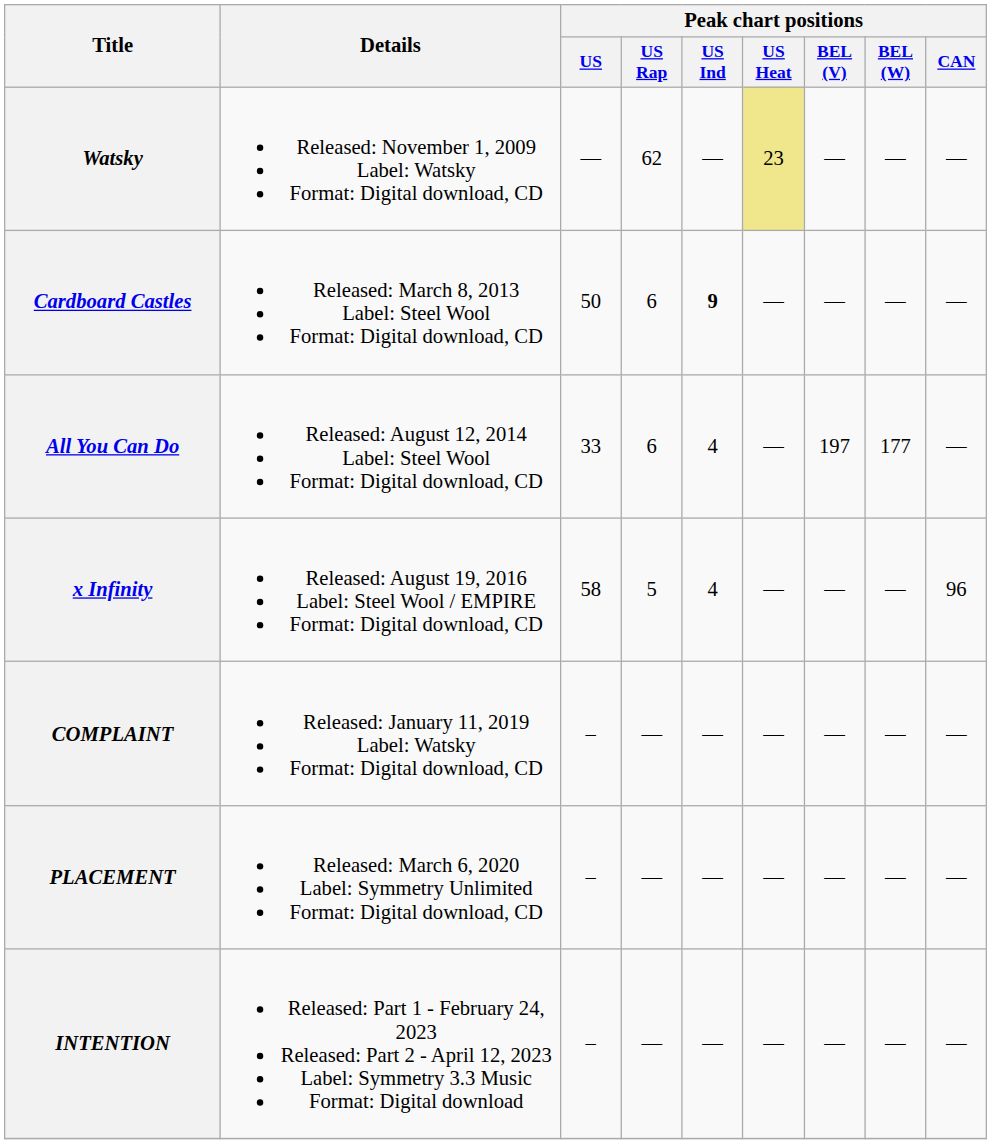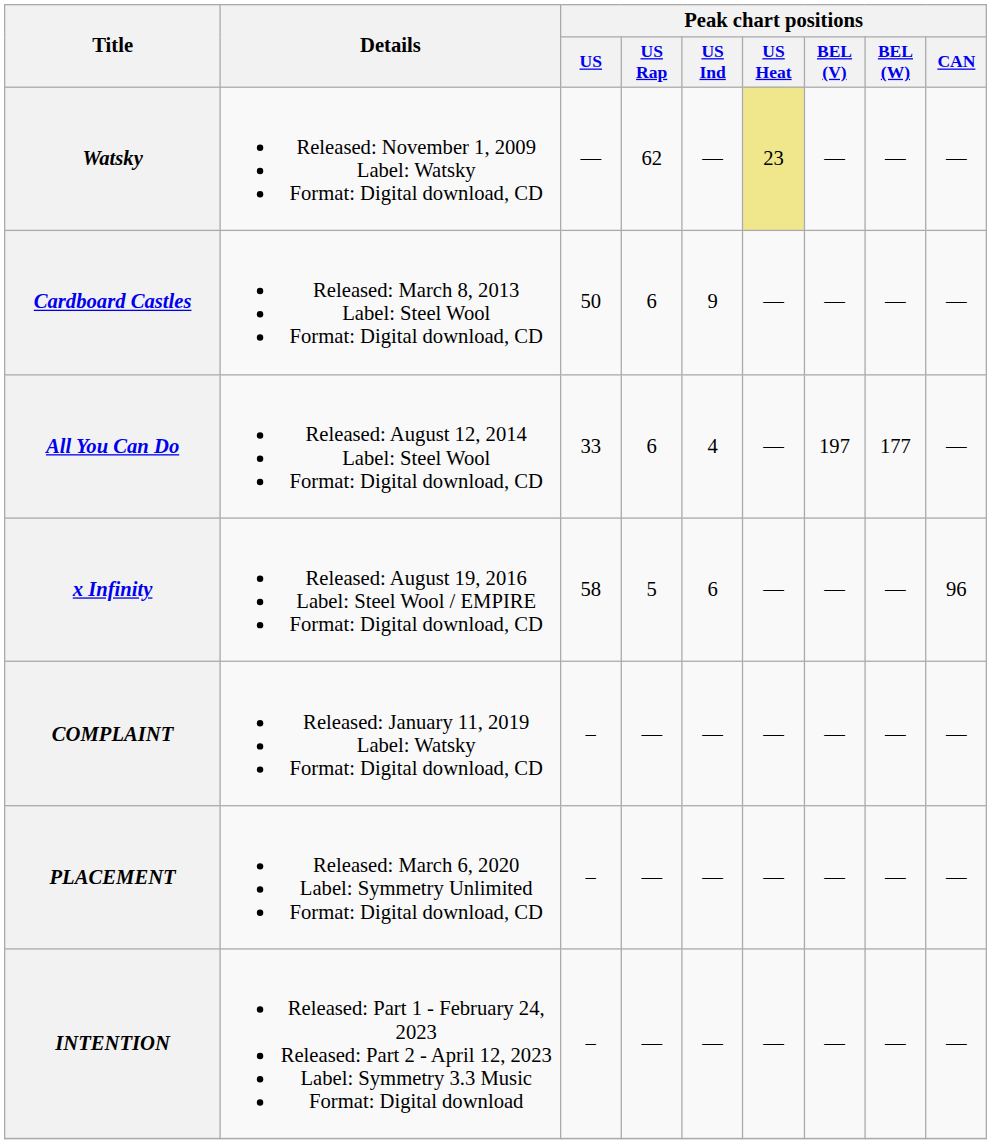(713, 302) bold -> (713, 302) normal
(713, 589) 4 -> (713, 589) 6
